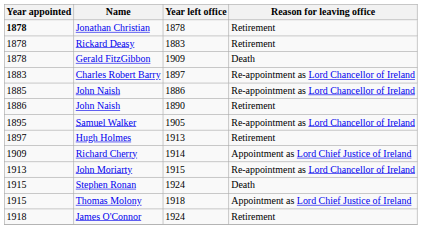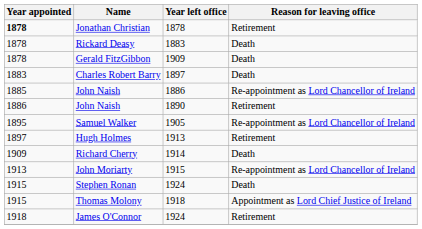(253, 43) Retirement -> (243, 43) Death
(323, 75) Re-appointment as Lord Chancellor of Ireland -> (243, 75) Death
(321, 153) Appointment as Lord Chief Justice of Ireland -> (243, 153) Death
